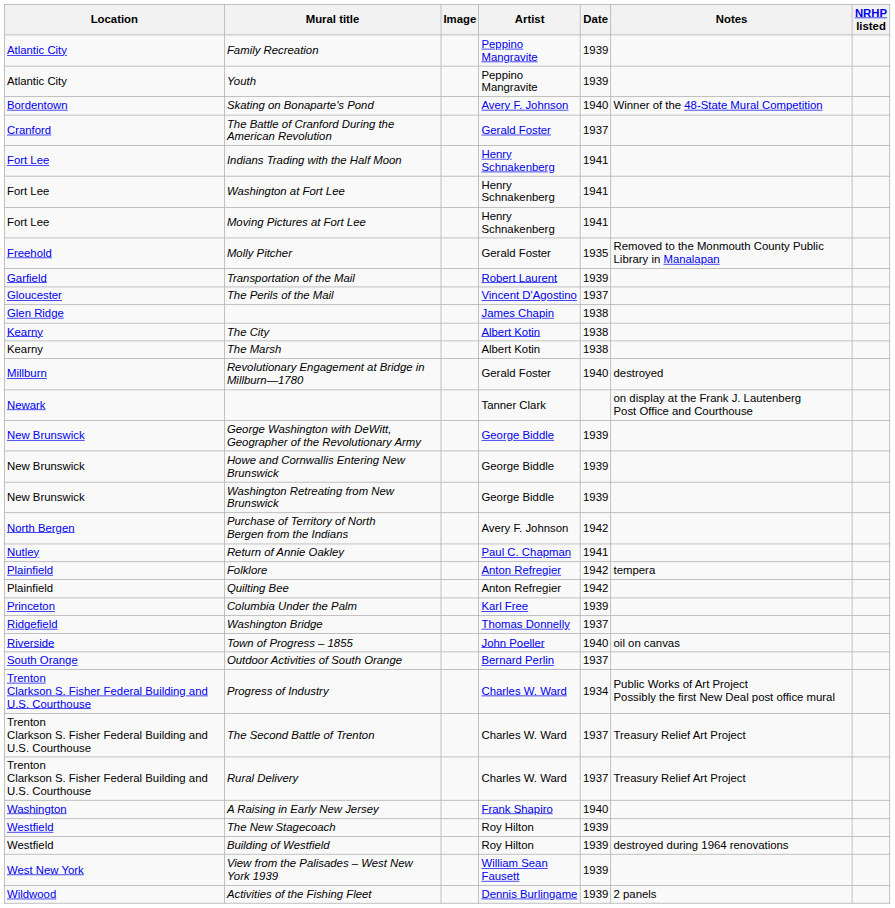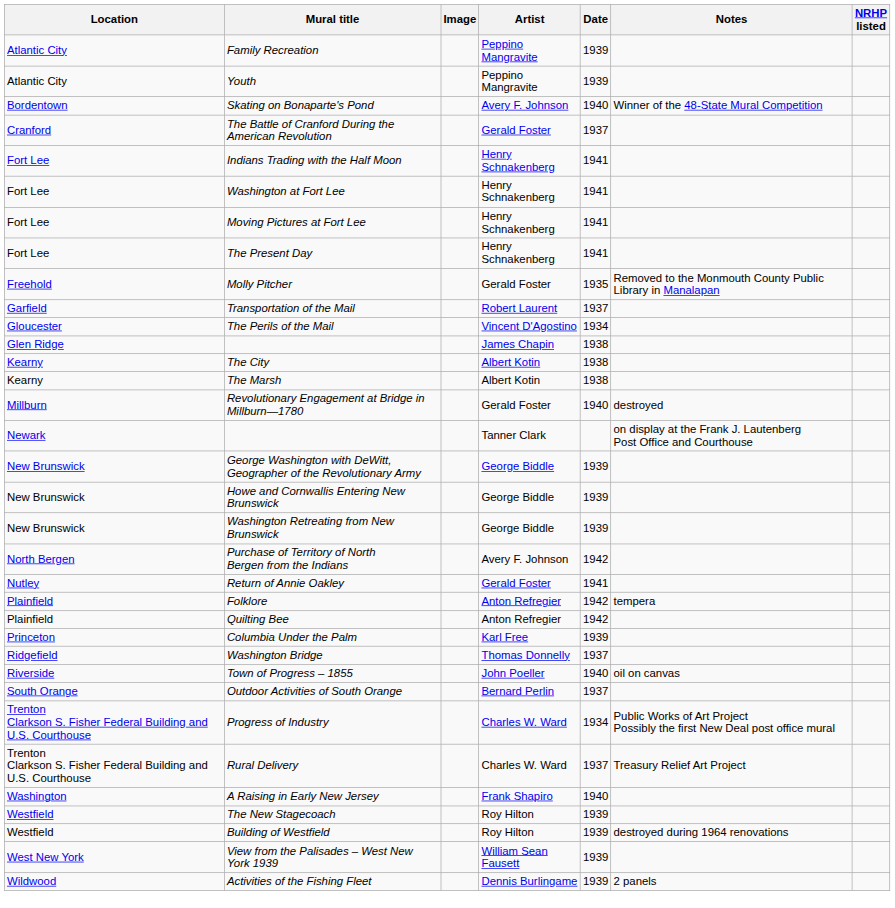+ row: (28, 253)
(596, 277) 1939 -> (596, 308) 1937
(596, 295) 1937 -> (596, 326) 1934
(526, 552) Paul C. Chapman -> (516, 583) Gerald Foster
- row: (107, 735)
